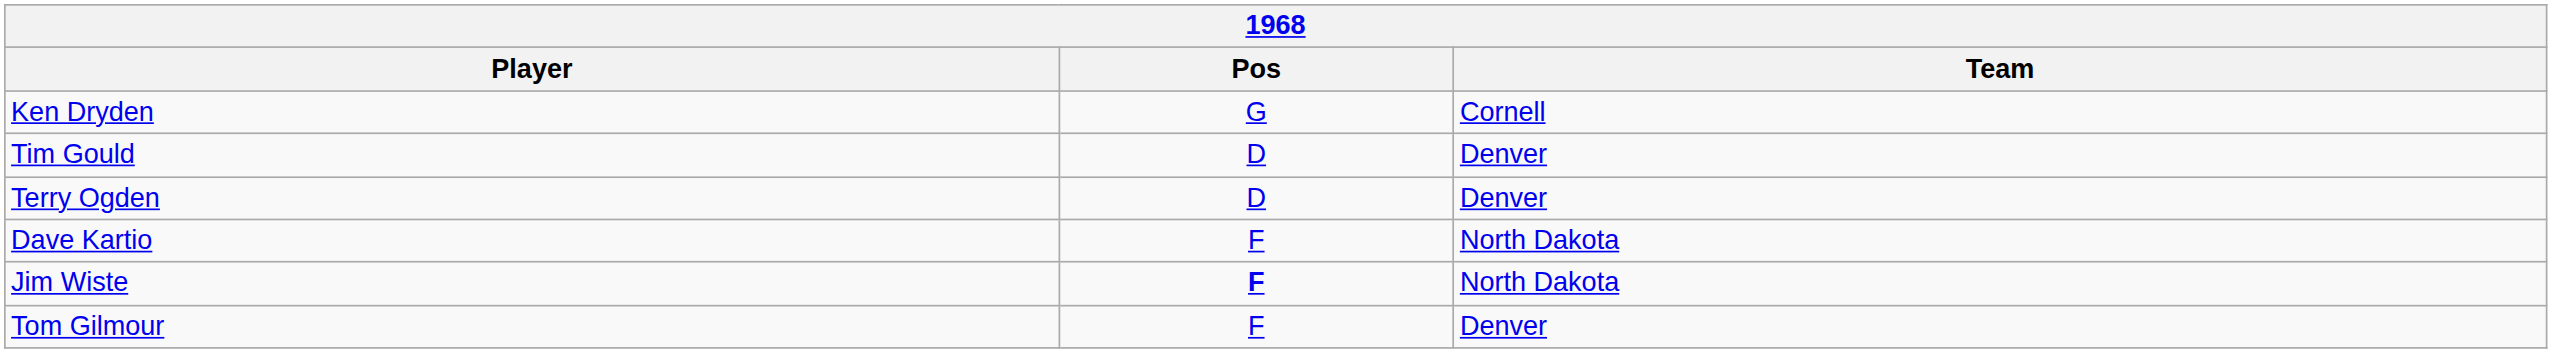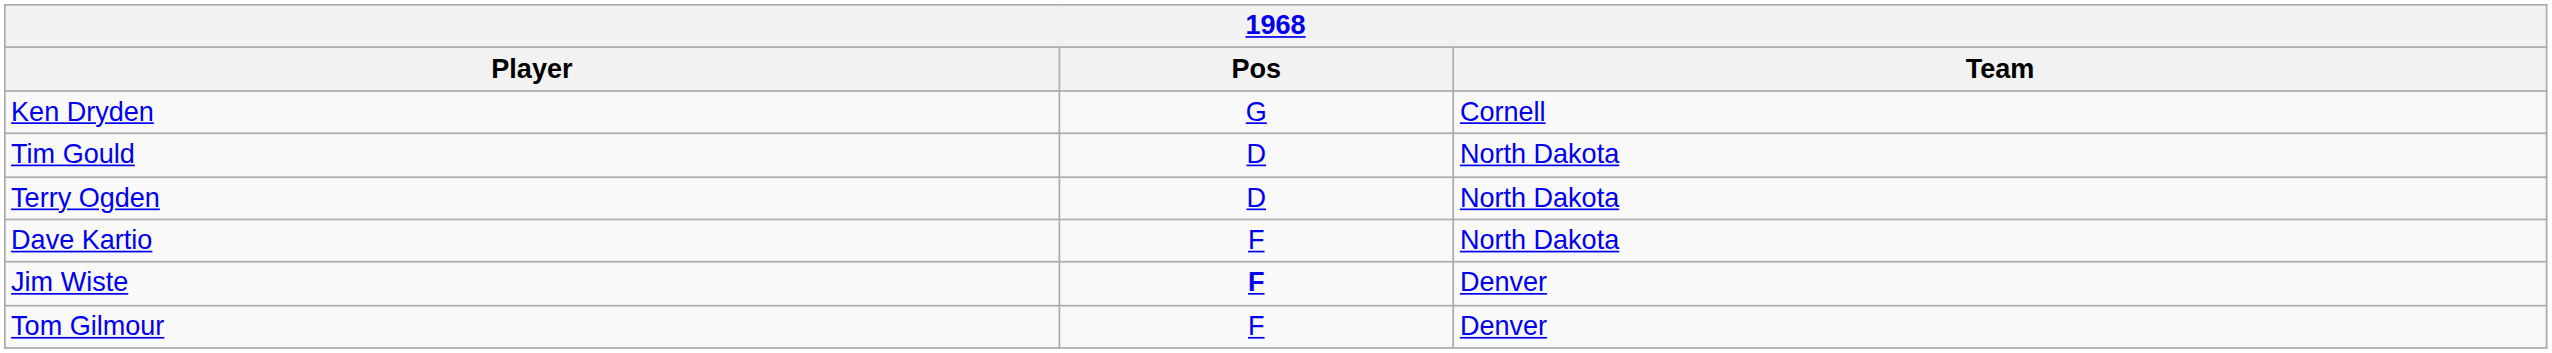(1503, 154) Denver -> (1540, 154) North Dakota
(1503, 197) Denver -> (1540, 197) North Dakota
(1540, 283) North Dakota -> (1503, 283) Denver
